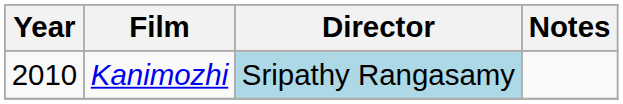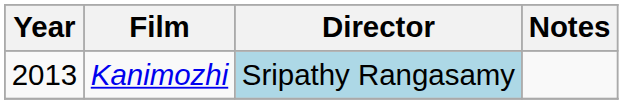(44, 74) 2010 -> (44, 74) 2013
